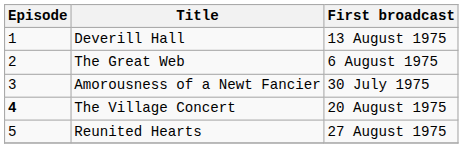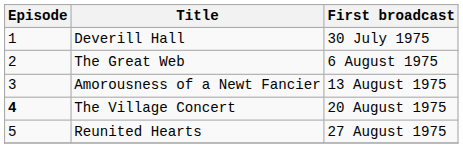(387, 39) 13 August 1975 -> (379, 39) 30 July 1975
(379, 85) 30 July 1975 -> (387, 85) 13 August 1975
